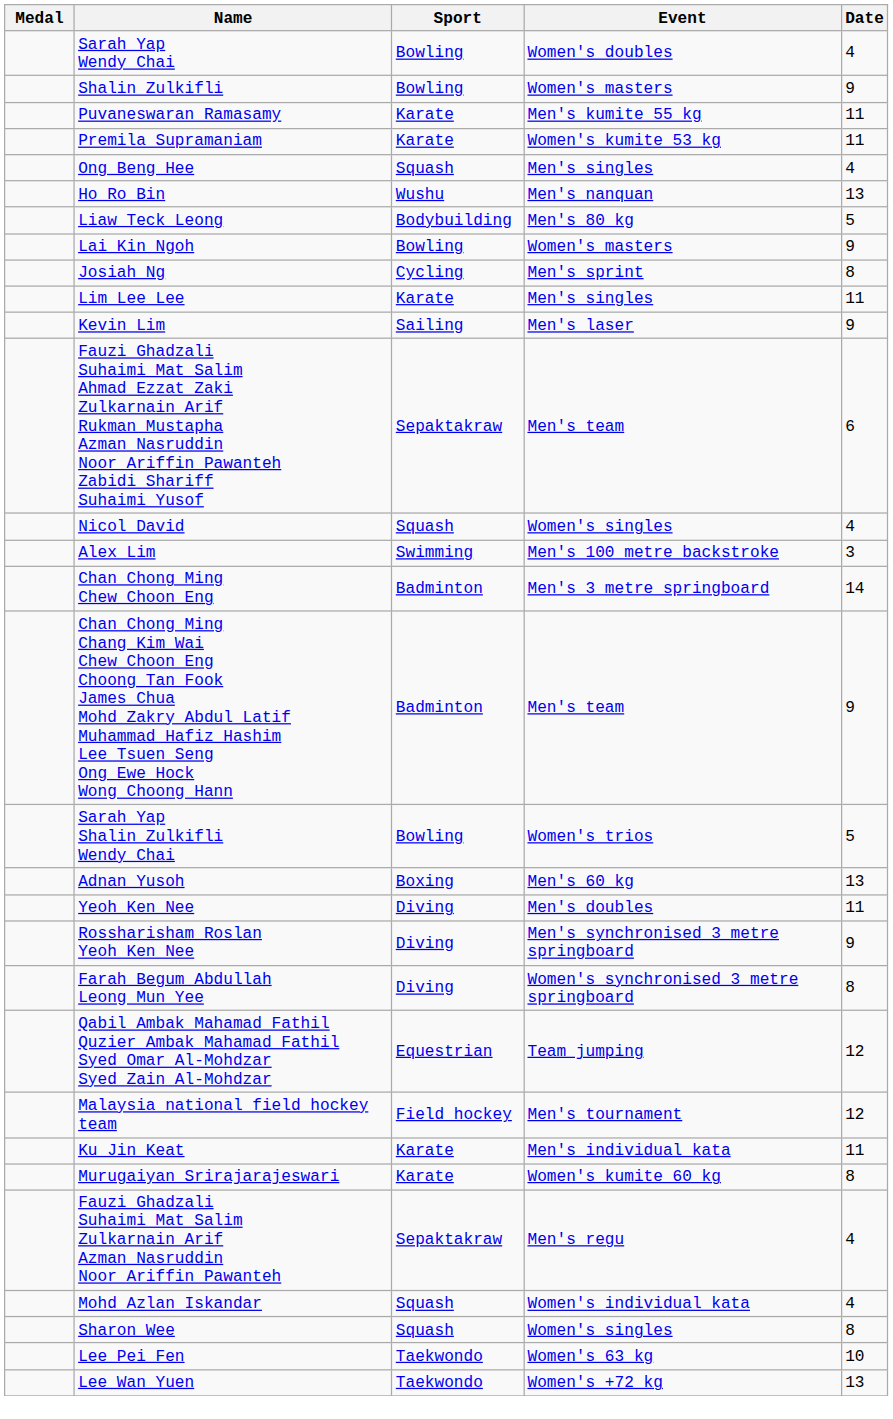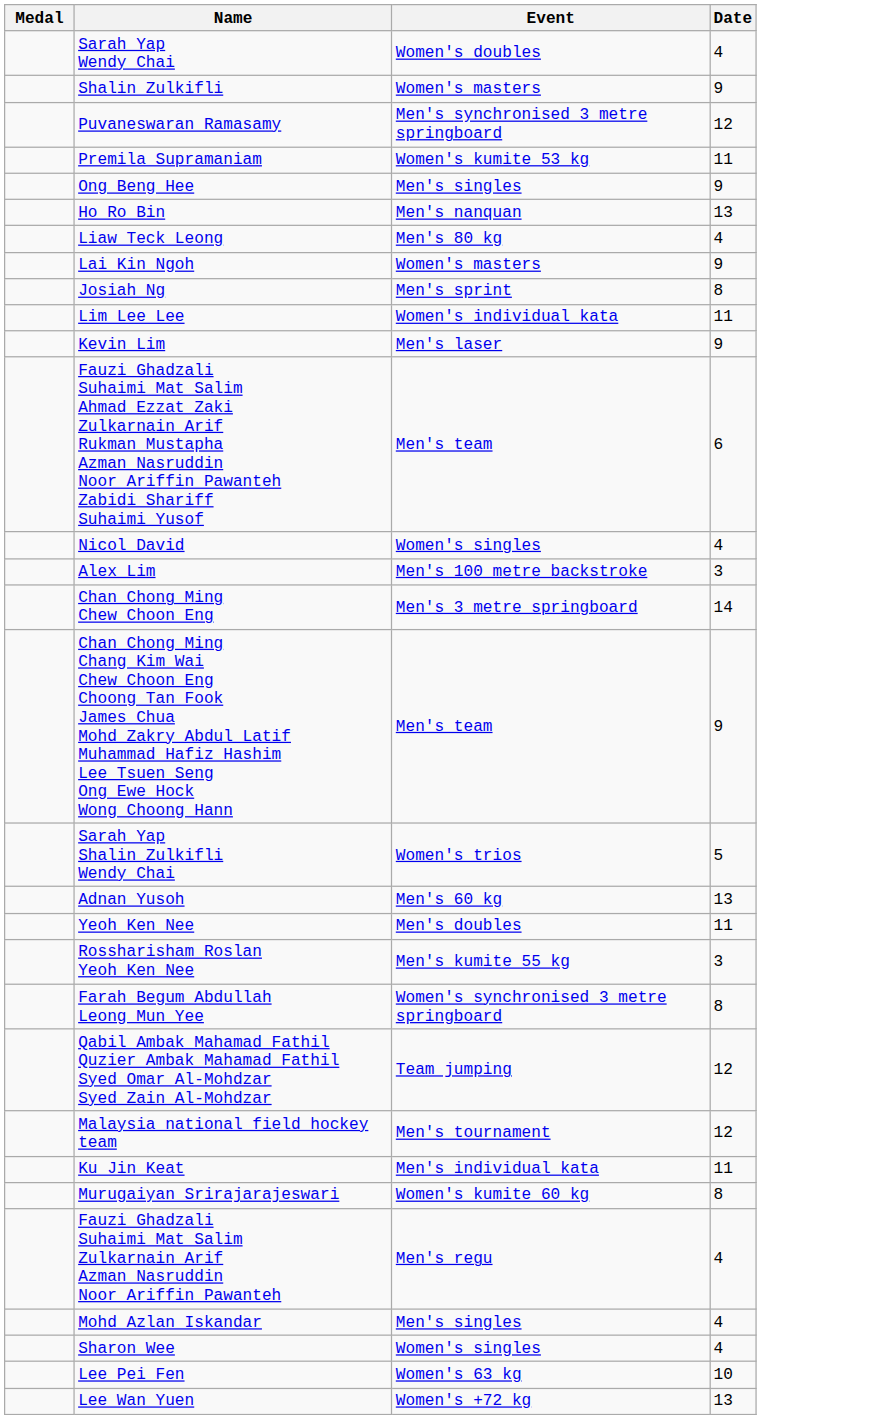- column: (458, 18)
(615, 115) Men's kumite 55 kg -> (522, 124) Men's synchronised 3 metre springboard
(855, 115) 11 -> (723, 124) 12
(850, 168) 4 -> (718, 186) 9
(850, 220) 5 -> (718, 239) 4
(590, 299) Men's singles -> (507, 318) Women's individual kata
(653, 943) Men's synchronised 3 metre springboard -> (483, 962) Men's kumite 55 kg
(850, 943) 9 -> (718, 962) 3
(639, 1304) Women's individual kata -> (459, 1322) Men's singles
(850, 1330) 8 -> (718, 1349) 4
